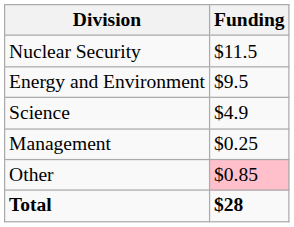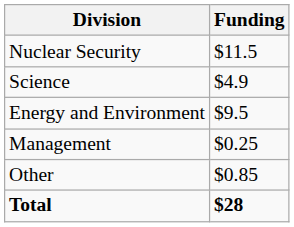rows swapped: (107, 81) <-> (39, 112)
(236, 174) pink background -> (236, 174) no background
